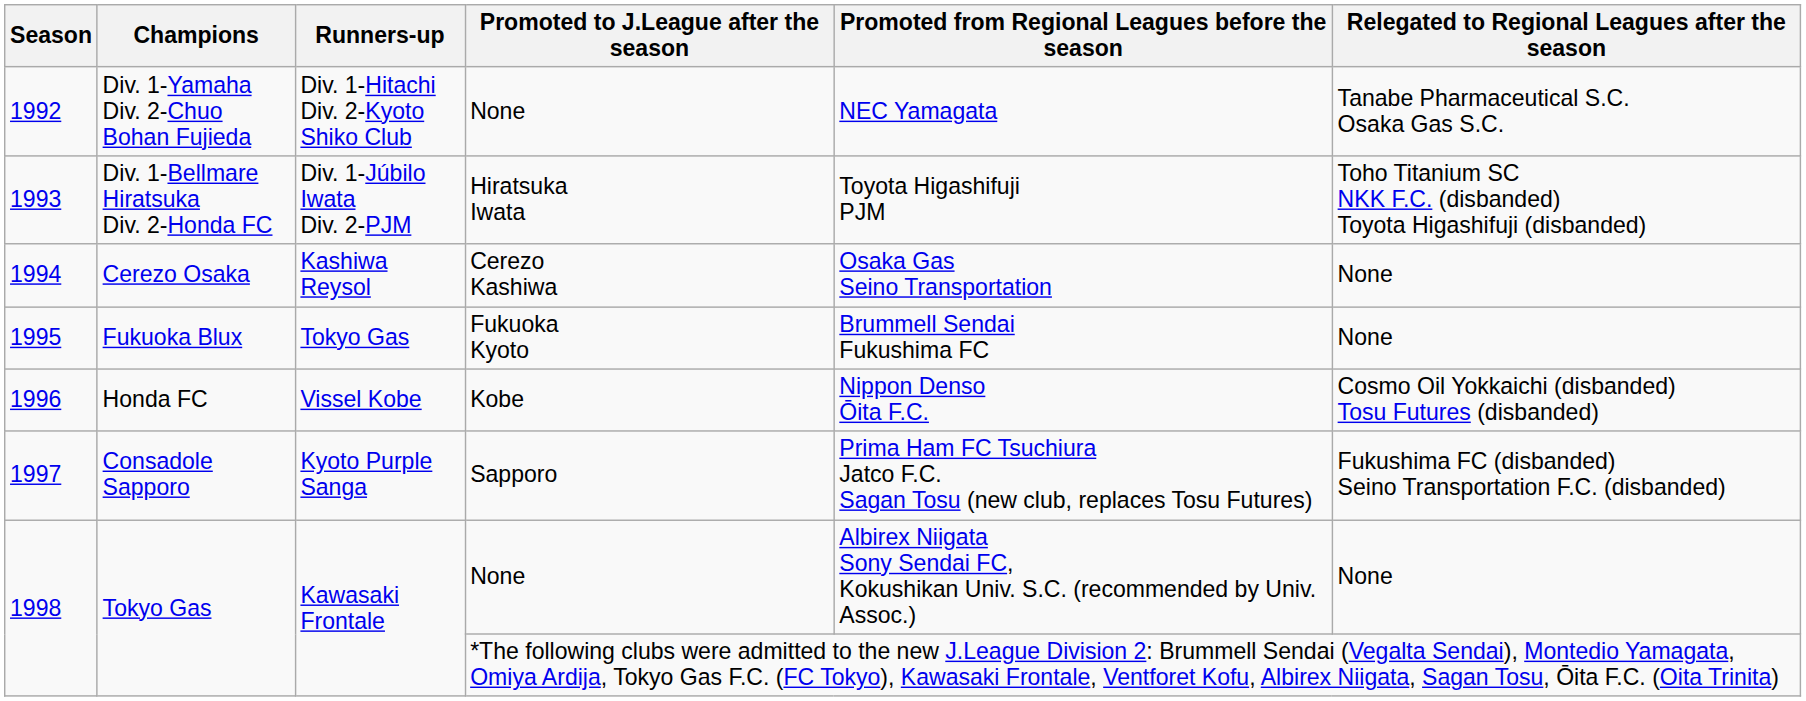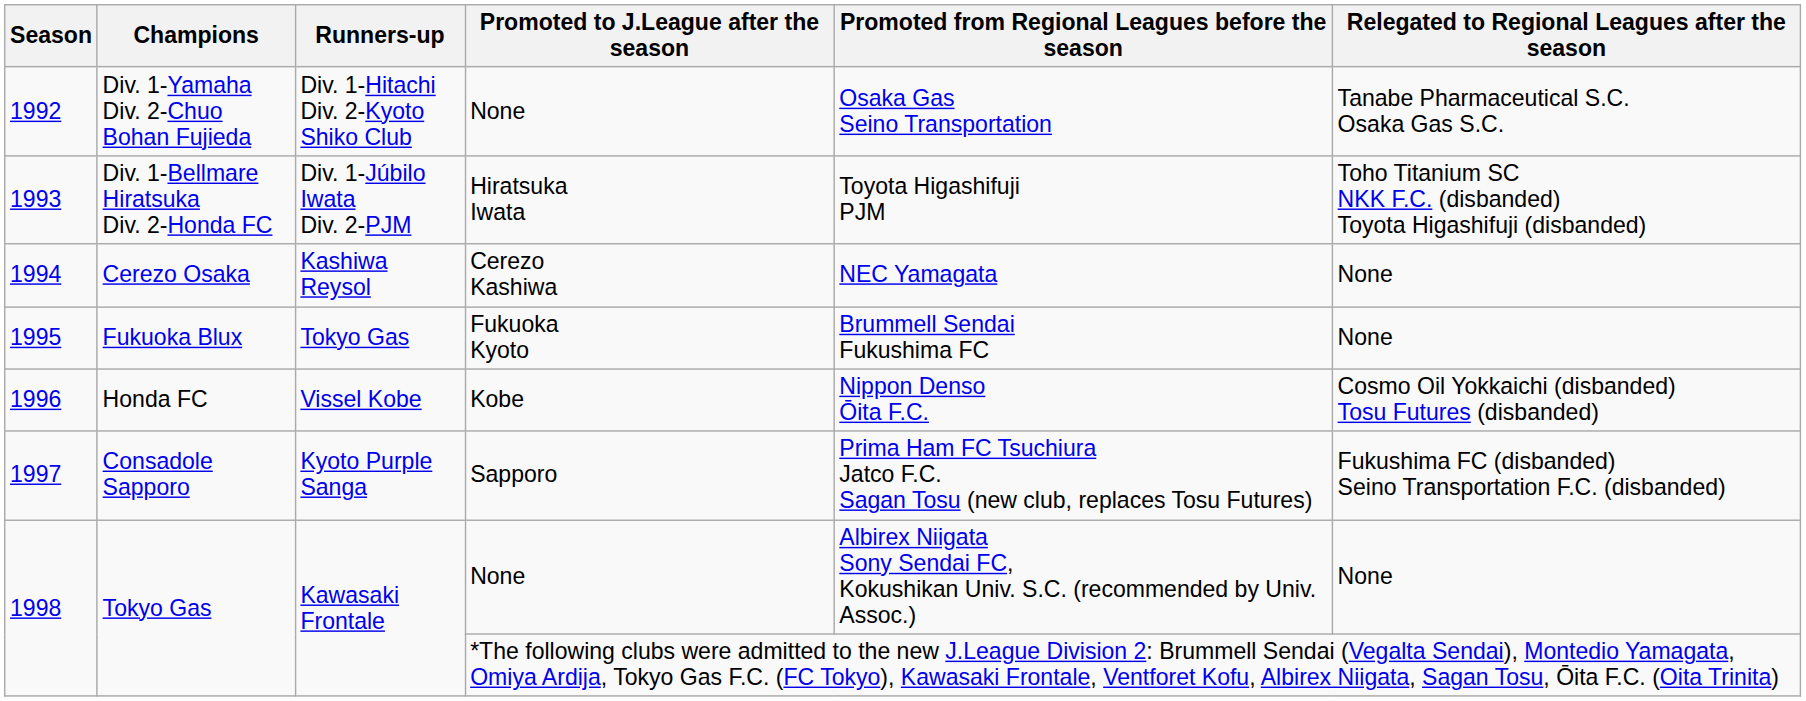(918, 111) NEC Yamagata -> (946, 111) Osaka Gas Seino Transportation
(946, 274) Osaka Gas Seino Transportation -> (918, 274) NEC Yamagata
